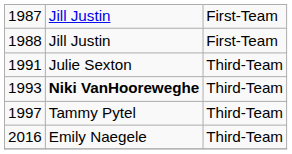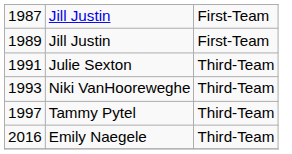- row: (25, 40)
+ row: (25, 40)
(124, 88) bold -> (120, 88) normal
